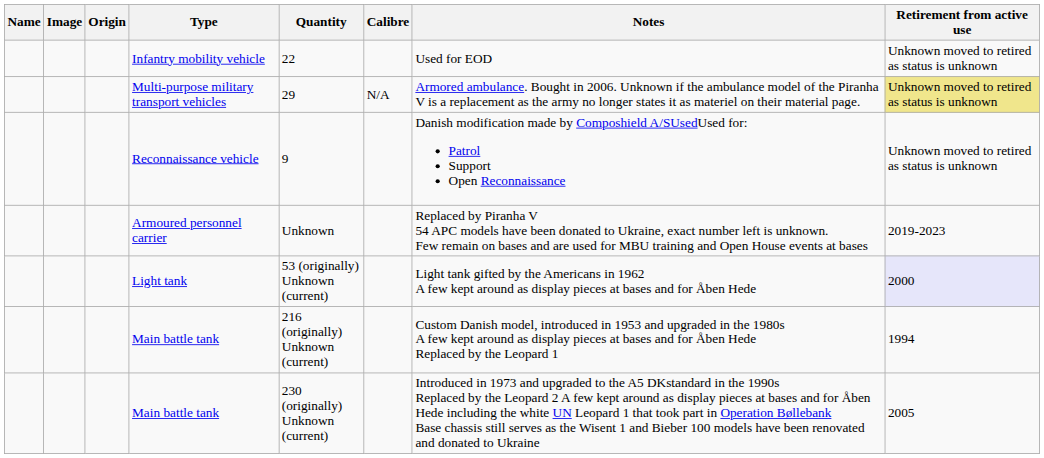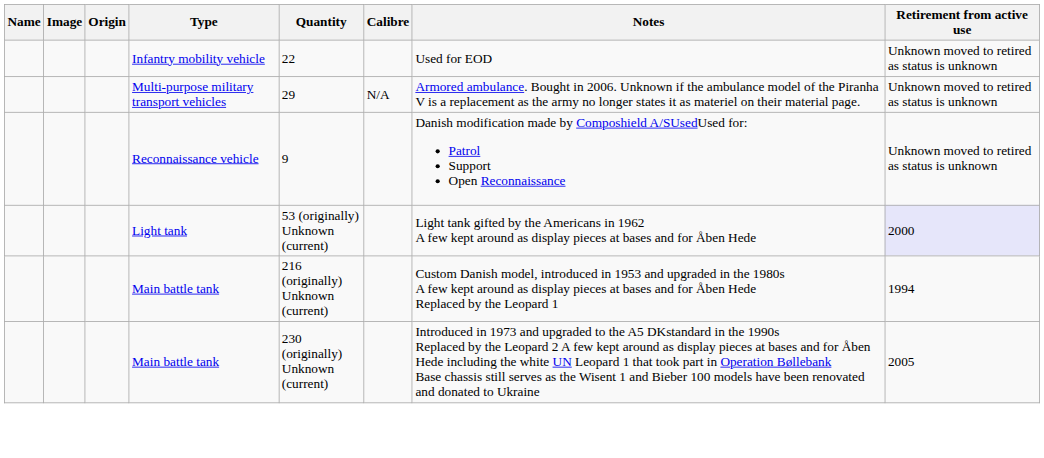(960, 94) khaki background -> (960, 94) no background
- row: (24, 230)
